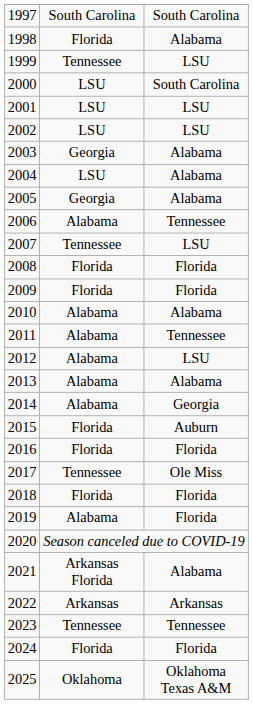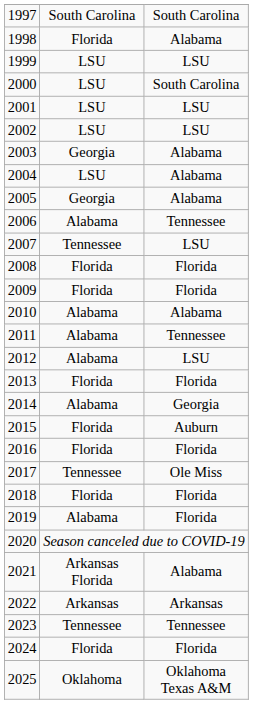(92, 61) Tennessee -> (92, 61) LSU
(92, 381) Alabama -> (92, 381) Florida
(196, 381) Alabama -> (196, 381) Florida
